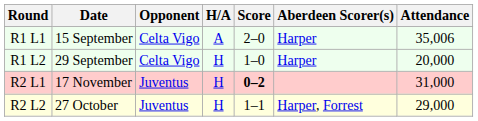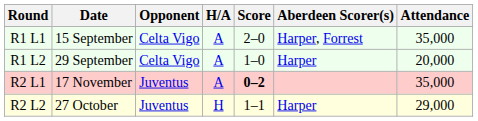(297, 37) Harper -> (320, 37) Harper, Forrest
(435, 37) 35,006 -> (435, 37) 35,000
(218, 60) H -> (218, 60) A
(218, 82) H -> (218, 82) A
(435, 82) 31,000 -> (435, 82) 35,000
(320, 104) Harper, Forrest -> (297, 104) Harper
